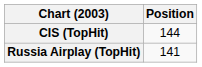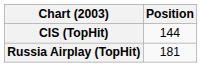(170, 52) 141 -> (170, 52) 181
